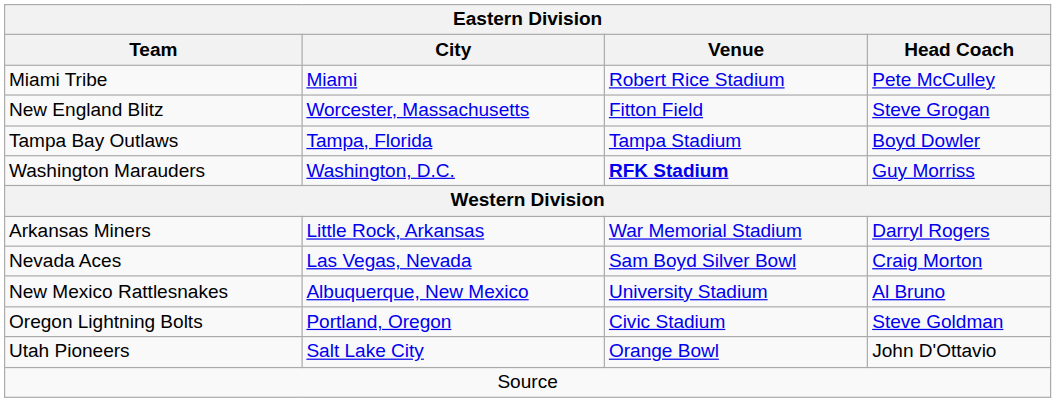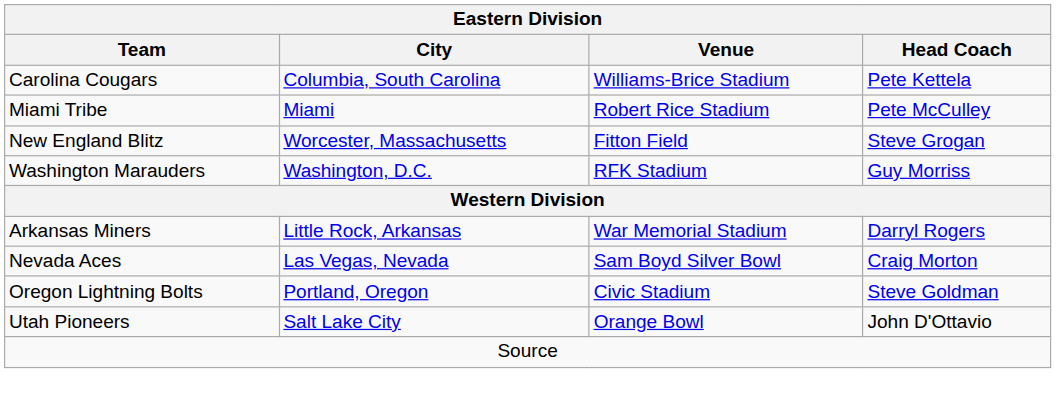+ row: (83, 79)
- row: (94, 140)
(669, 170) bold -> (650, 170) normal
- row: (119, 291)
